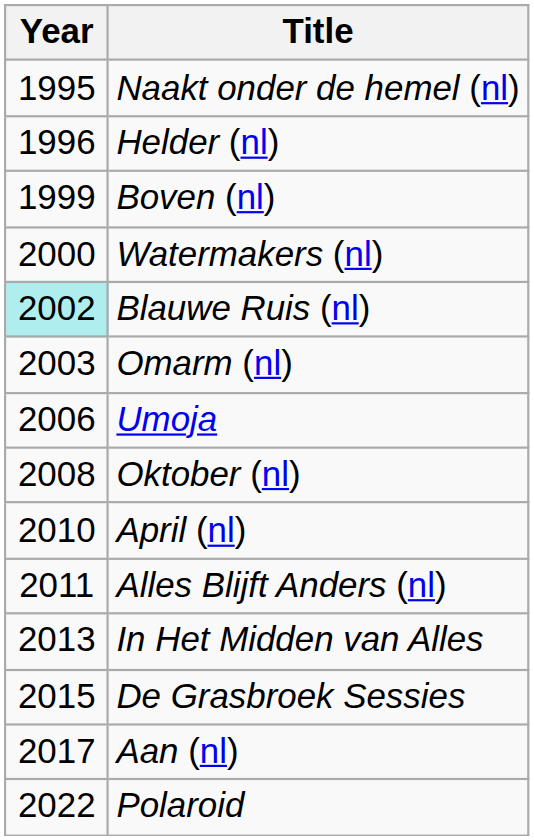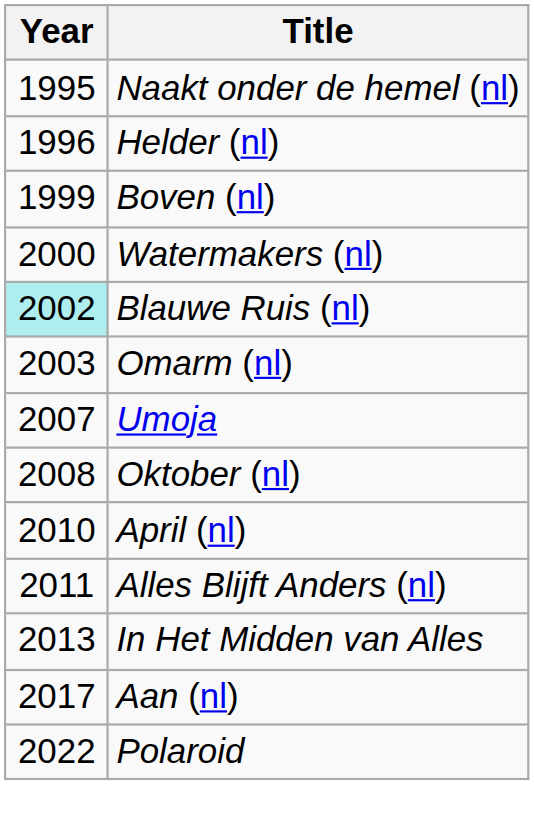(57, 419) 2006 -> (57, 419) 2007
- row: (291, 695)
